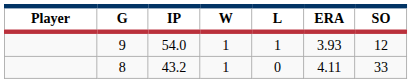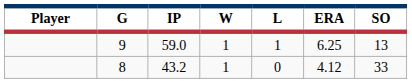(174, 45) 54.0 -> (174, 45) 59.0
(329, 45) 3.93 -> (329, 45) 6.25
(381, 45) 12 -> (381, 45) 13
(329, 67) 4.11 -> (329, 67) 4.12
